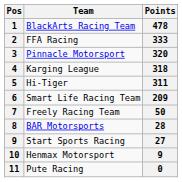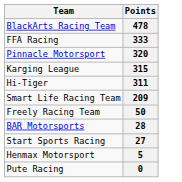- column: (14, 12)
(160, 69) 318 -> (140, 69) 315
(160, 155) 9 -> (140, 155) 5
